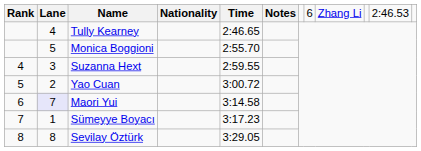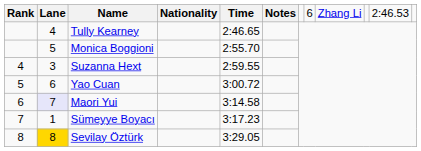(53, 84) 2 -> (53, 84) 6
(53, 137) no background -> (53, 137) gold background
